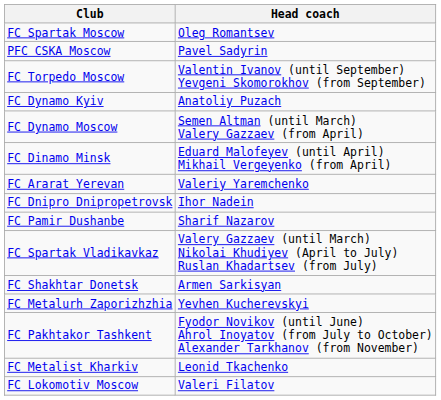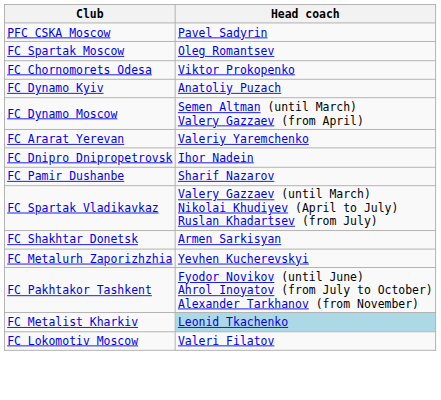rows swapped: (59, 51) <-> (66, 32)
- row: (66, 76)
+ row: (79, 70)
- row: (59, 159)
(233, 367) no background -> (233, 322) lightblue background
